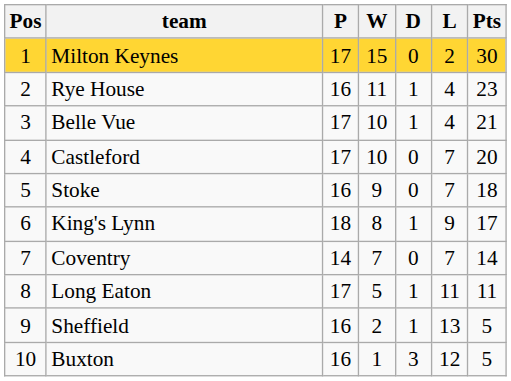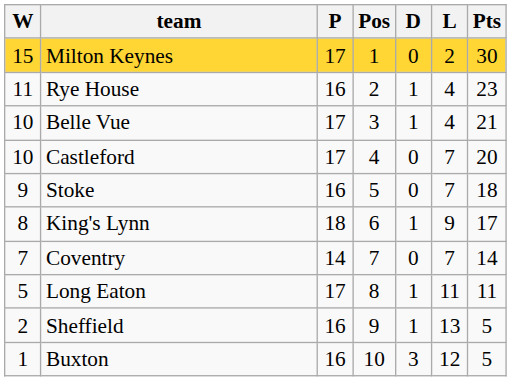columns swapped: (26, 21) <-> (377, 21)
